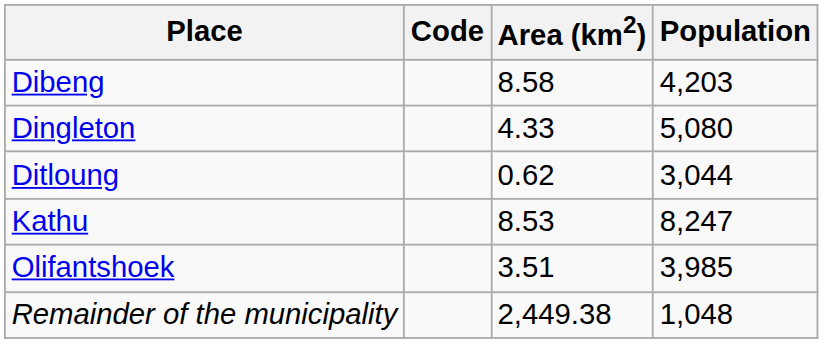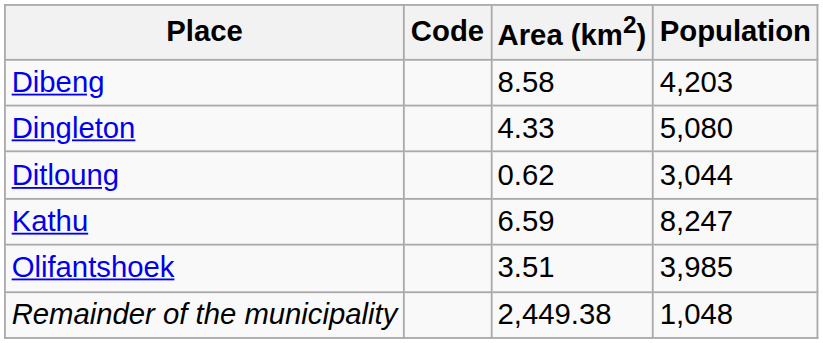(526, 221) 8.53 -> (526, 221) 6.59
